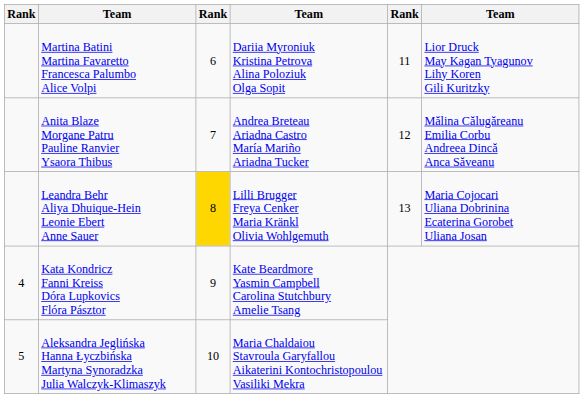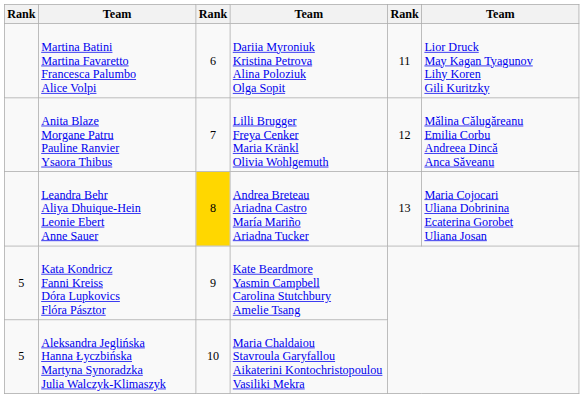(271, 141) Andrea Breteau Ariadna Castro María Mariño Ariadna Tucker -> (281, 141) Lilli Brugger Freya Cenker Maria Kränkl Olivia Wohlgemuth
(281, 215) Lilli Brugger Freya Cenker Maria Kränkl Olivia Wohlgemuth -> (271, 215) Andrea Breteau Ariadna Castro María Mariño Ariadna Tucker
(21, 282) 4 -> (21, 282) 5
